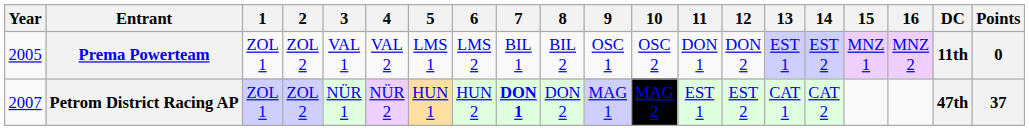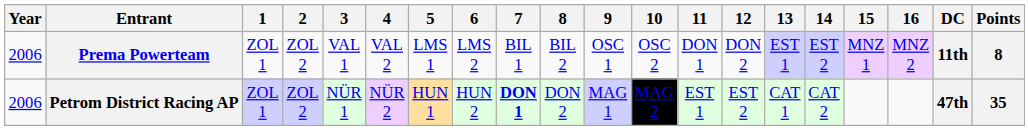(25, 54) 2005 -> (25, 54) 2006
(998, 54) 0 -> (998, 54) 8
(25, 101) 2007 -> (25, 101) 2006
(998, 101) 37 -> (998, 101) 35
